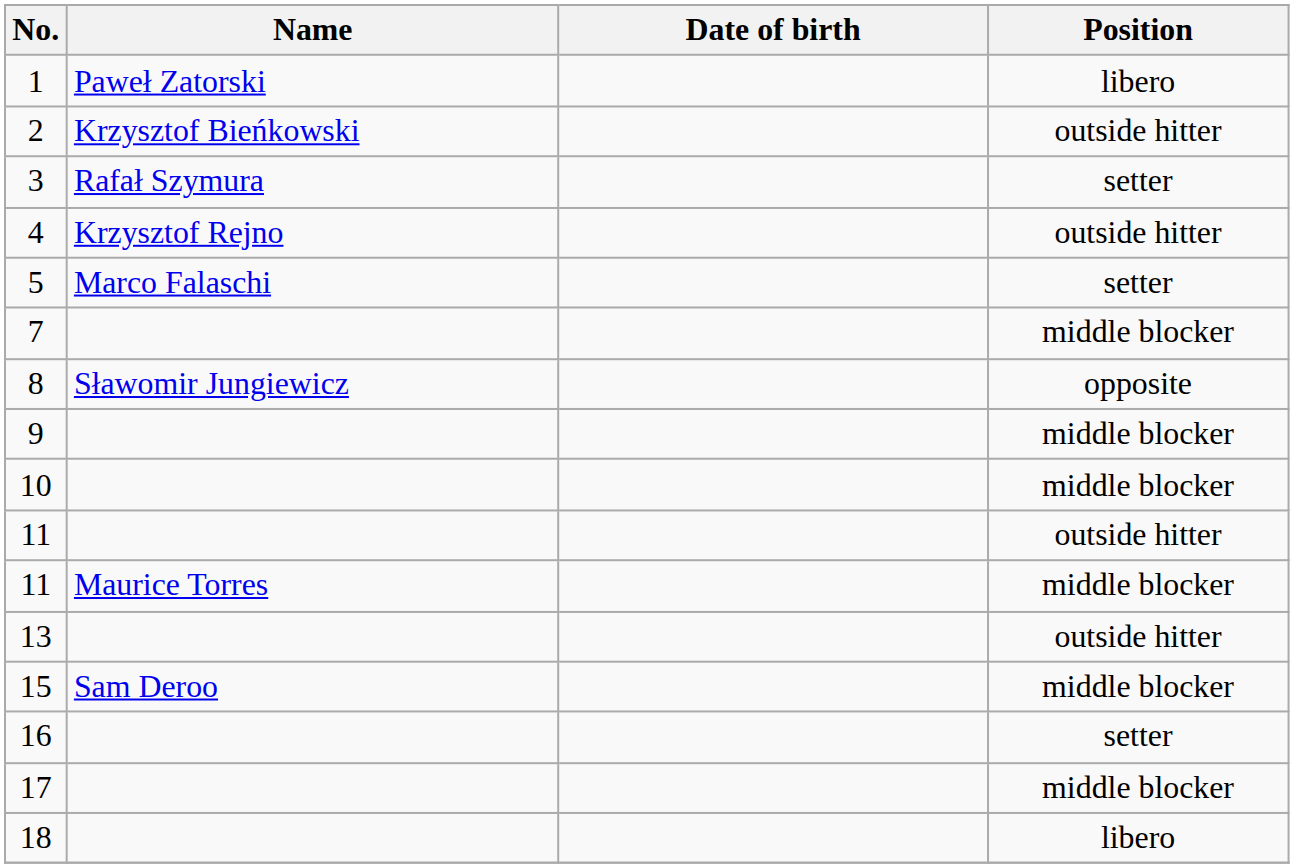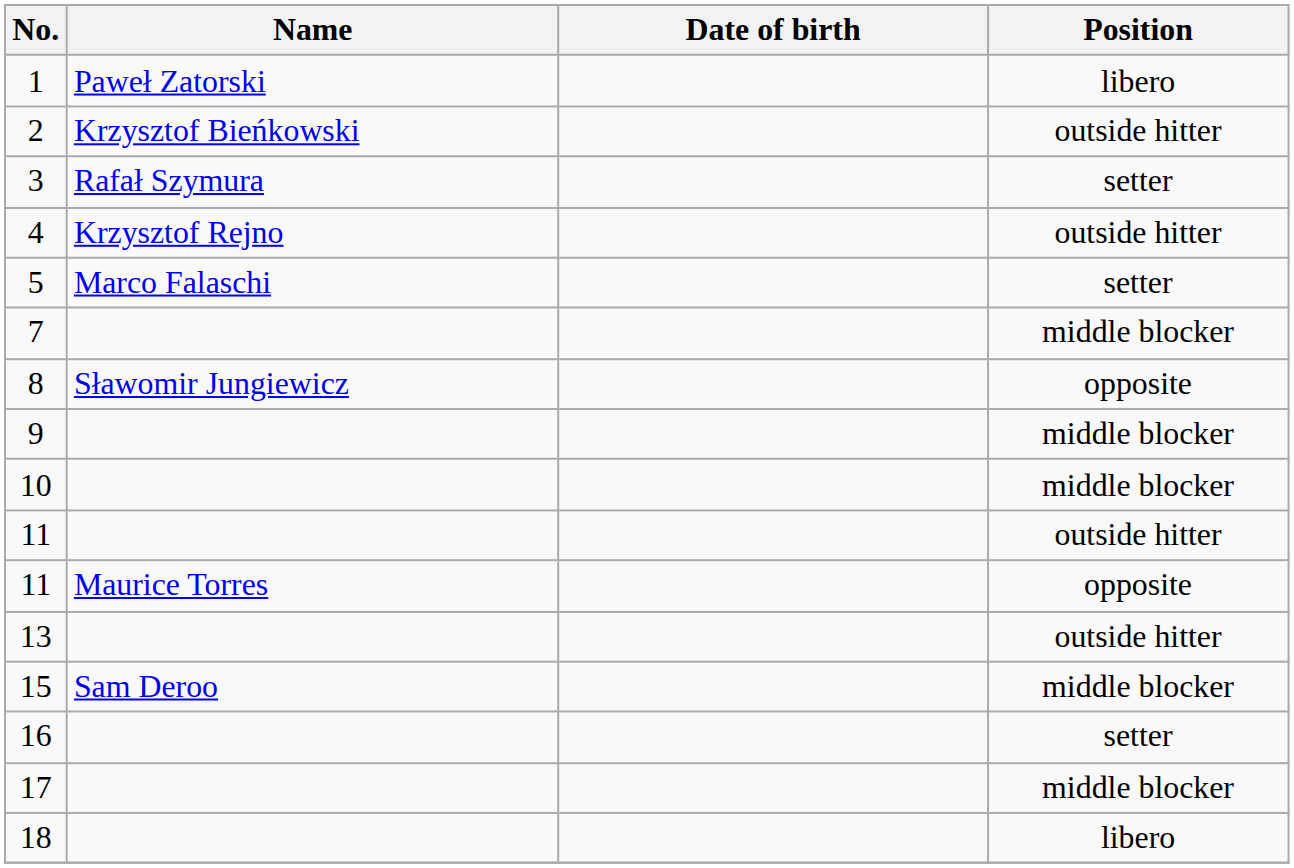(1138, 585) middle blocker -> (1138, 585) opposite
